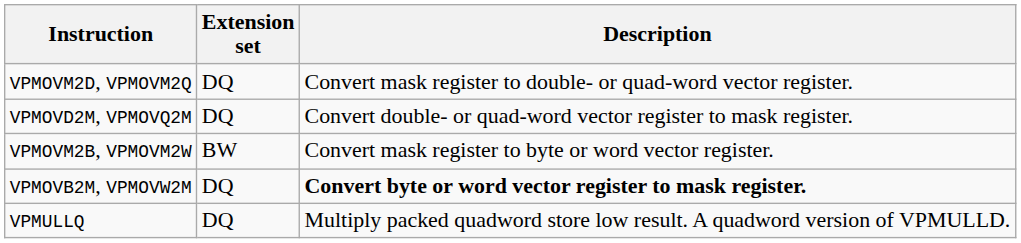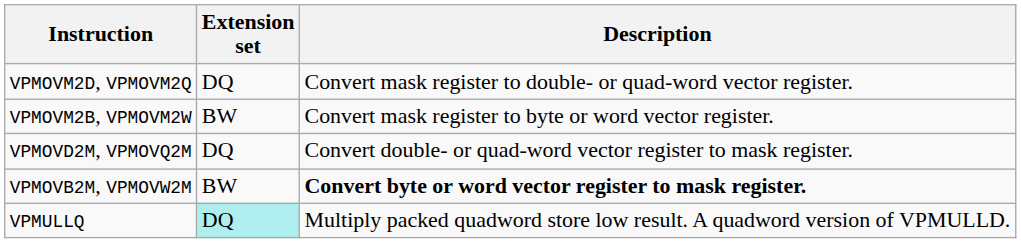rows swapped: (101, 151) <-> (101, 116)
(218, 185) DQ -> (219, 185) BW
(218, 220) no background -> (218, 220) paleturquoise background
